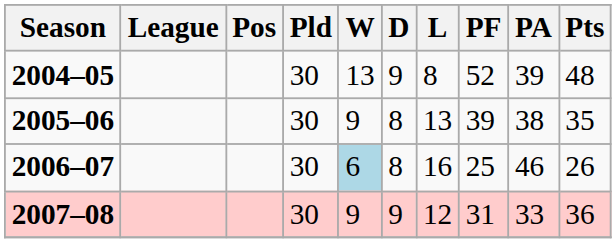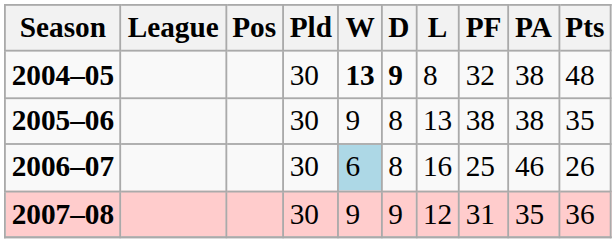(360, 74) normal -> (360, 74) bold
(396, 74) normal -> (396, 74) bold
(480, 74) 52 -> (480, 74) 32
(530, 74) 39 -> (530, 74) 38
(480, 120) 39 -> (480, 120) 38
(530, 213) 33 -> (530, 213) 35
